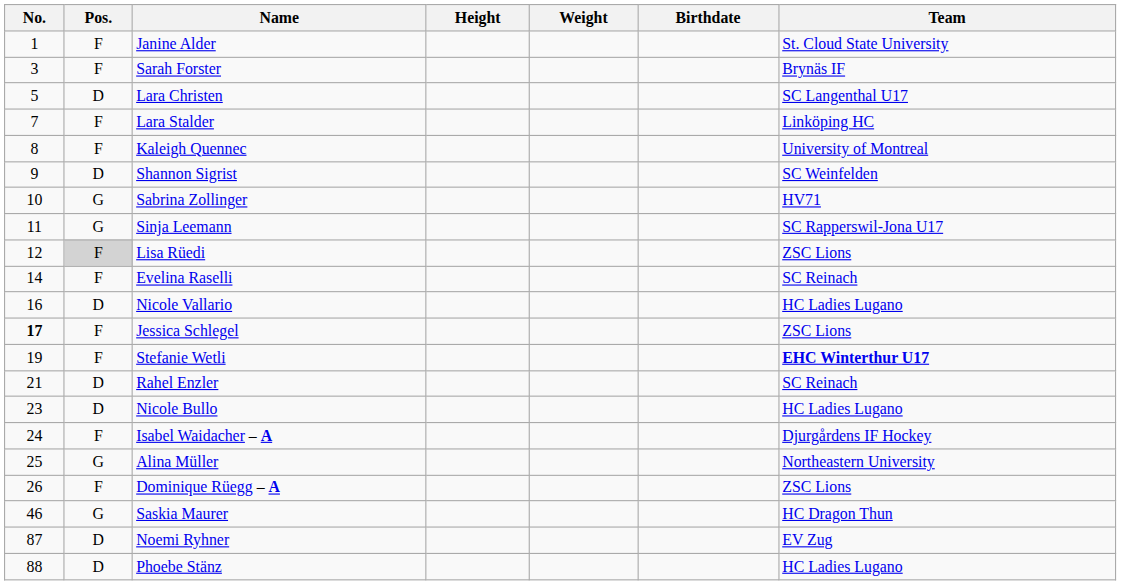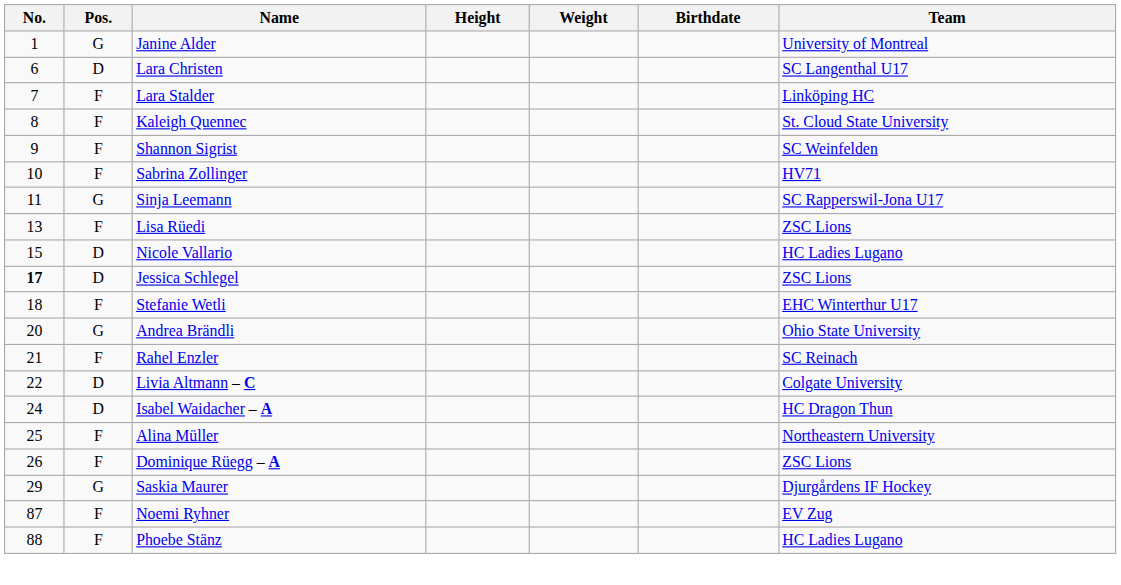(98, 44) F -> (98, 44) G
(865, 44) St. Cloud State University -> (855, 44) University of Montreal
- row: (179, 70)
(34, 96) 5 -> (34, 70) 6
(855, 148) University of Montreal -> (865, 122) St. Cloud State University
(98, 174) D -> (98, 148) F
(98, 200) G -> (98, 174) F
(34, 253) 12 -> (34, 226) 13
(98, 253) lightgrey background -> (98, 226) no background
- row: (184, 279)
(34, 305) 16 -> (34, 253) 15
(98, 331) F -> (98, 279) D
(34, 357) 19 -> (34, 305) 18
(856, 357) bold -> (850, 305) normal
+ row: (185, 331)
(98, 383) D -> (98, 357) F
+ row: (196, 383)
- row: (177, 409)
(98, 435) F -> (98, 409) D
(857, 435) Djurgårdens IF Hockey -> (837, 409) HC Dragon Thun
(98, 462) G -> (98, 435) F
(34, 514) 46 -> (34, 488) 29
(837, 514) HC Dragon Thun -> (857, 488) Djurgårdens IF Hockey
(98, 540) D -> (98, 514) F
(98, 566) D -> (98, 540) F
